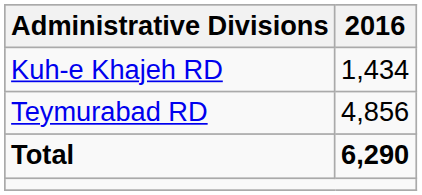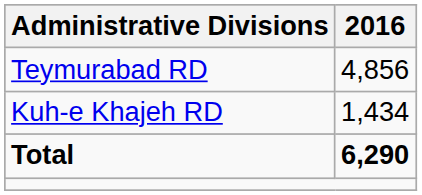rows swapped: (117, 69) <-> (109, 112)
